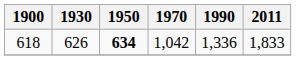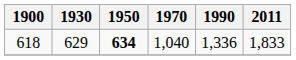(76, 42) 626 -> (76, 42) 629
(171, 42) 1,042 -> (171, 42) 1,040
